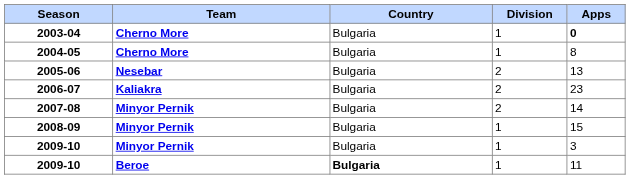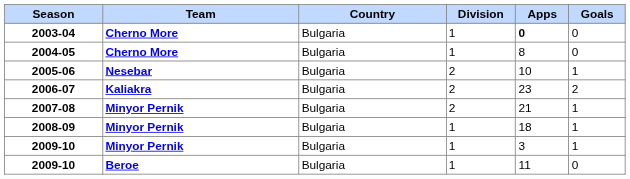+ column: (597, 14)
(576, 70) 13 -> (525, 70) 10
(576, 108) 14 -> (525, 108) 21
(576, 127) 15 -> (525, 127) 18
(356, 165) bold -> (323, 165) normal
